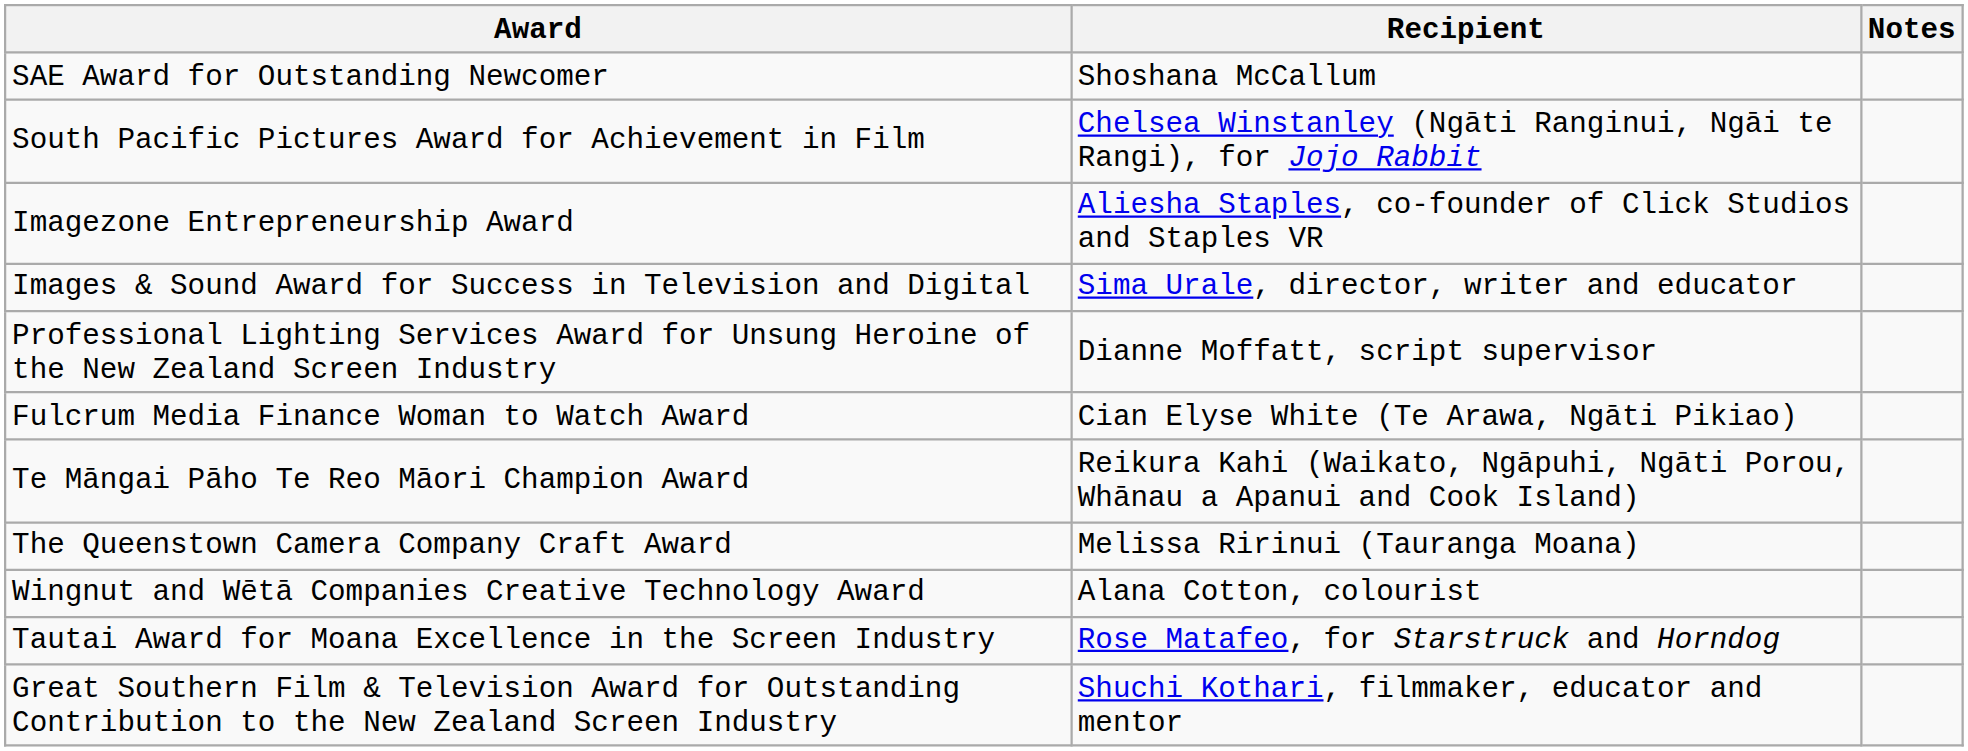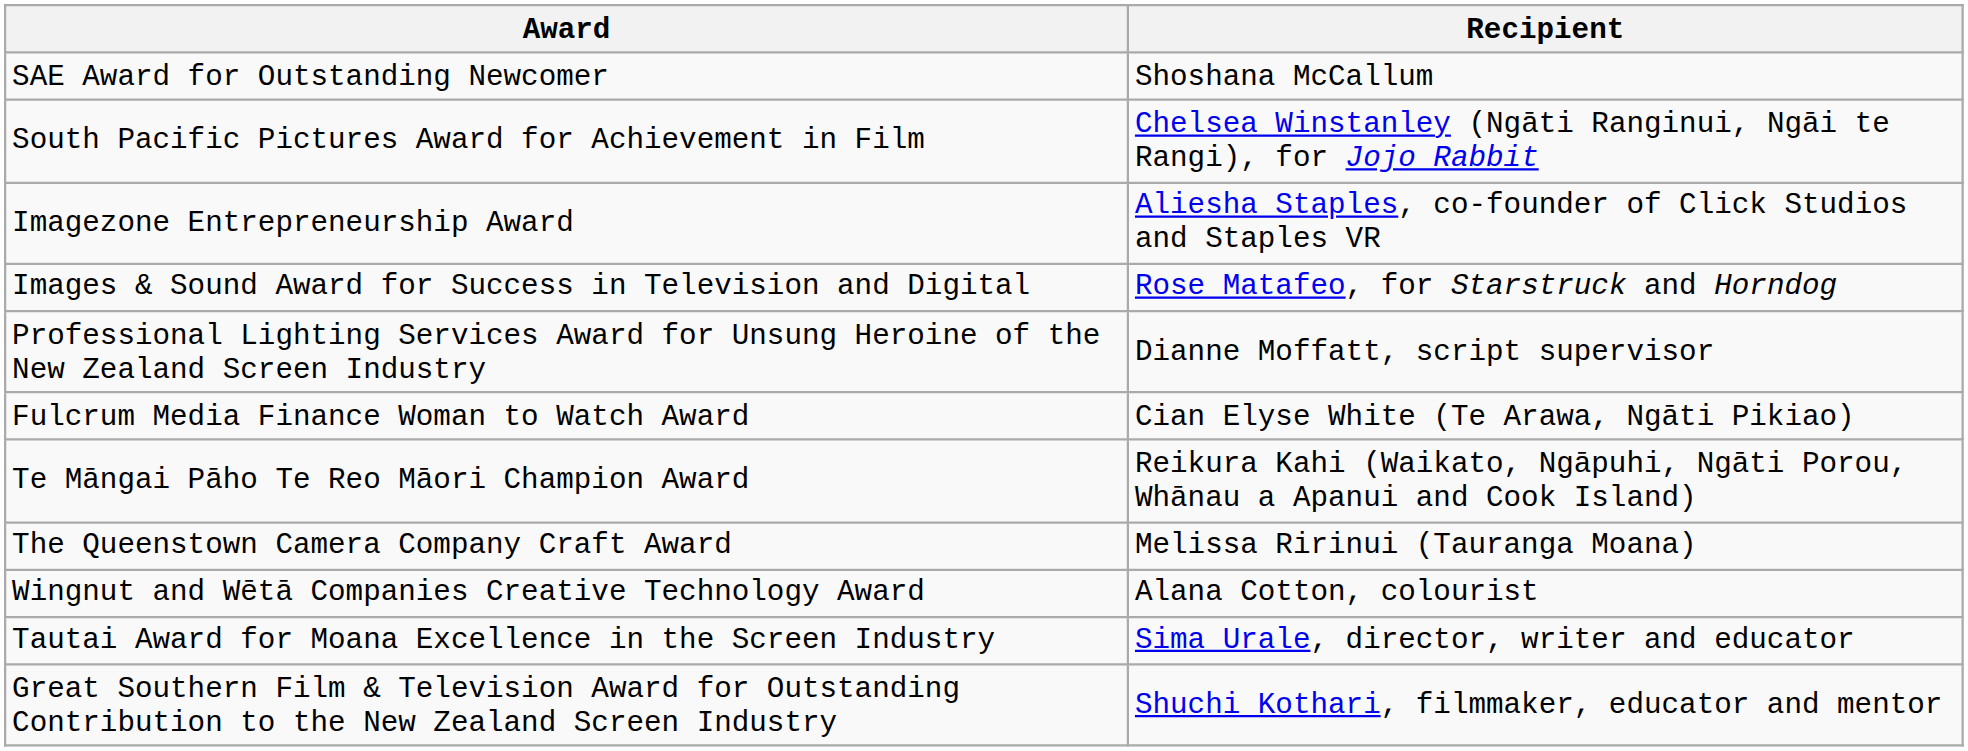- column: (1912, 29)
(1438, 287) Sima Urale, director, writer and educator -> (1486, 287) Rose Matafeo, for Starstruck and Horndog
(1429, 641) Rose Matafeo, for Starstruck and Horndog -> (1495, 641) Sima Urale, director, writer and educator
